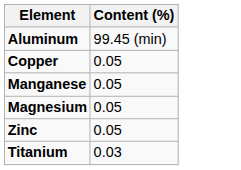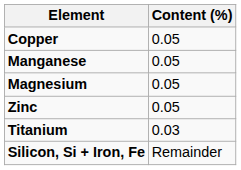- row: (43, 38)
+ row: (76, 152)
